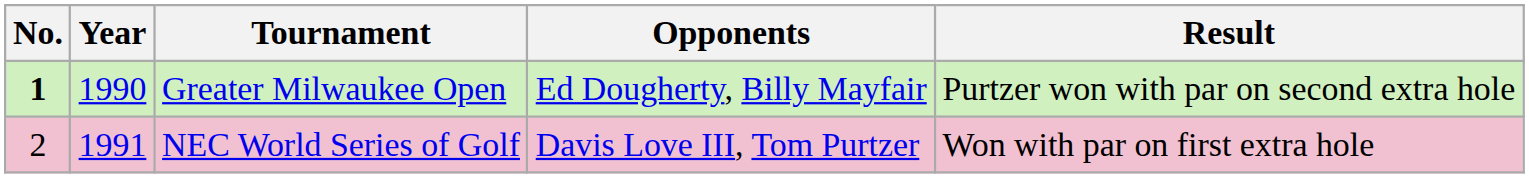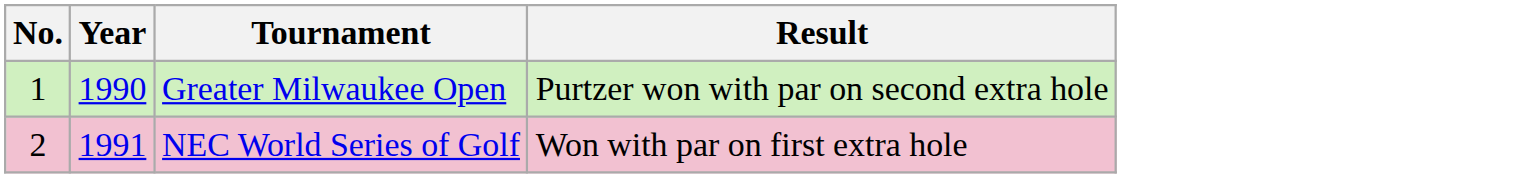- column: (731, 32)
(38, 88) bold -> (38, 88) normal
